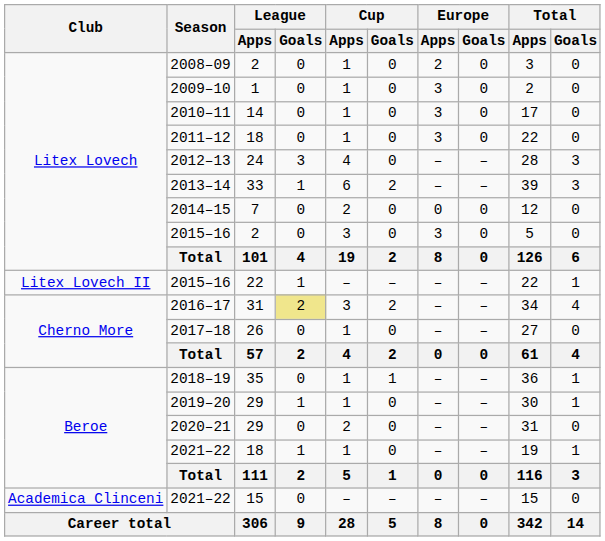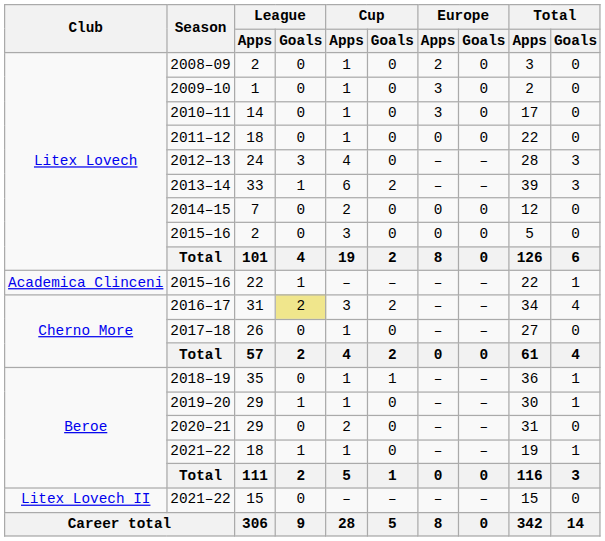(438, 137) 3 -> (438, 137) 0
(438, 234) 3 -> (438, 234) 0
(86, 282) Litex Lovech II -> (86, 282) Academica Clinceni
(86, 500) Academica Clinceni -> (86, 500) Litex Lovech II
